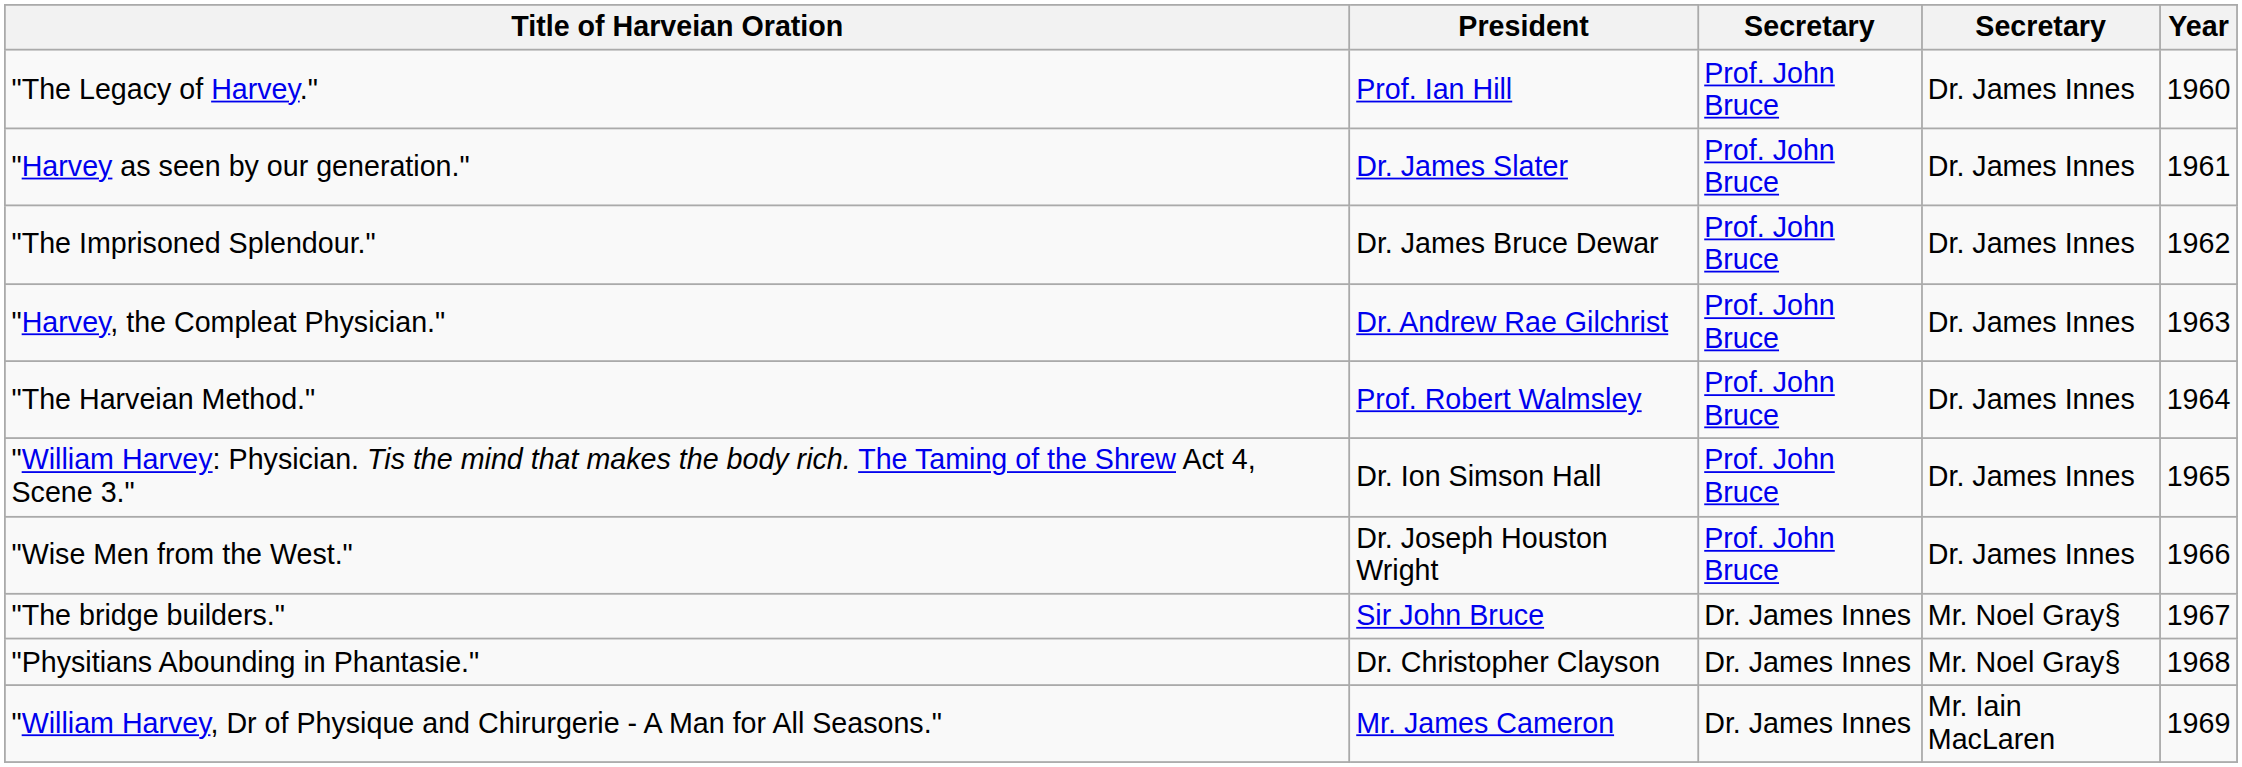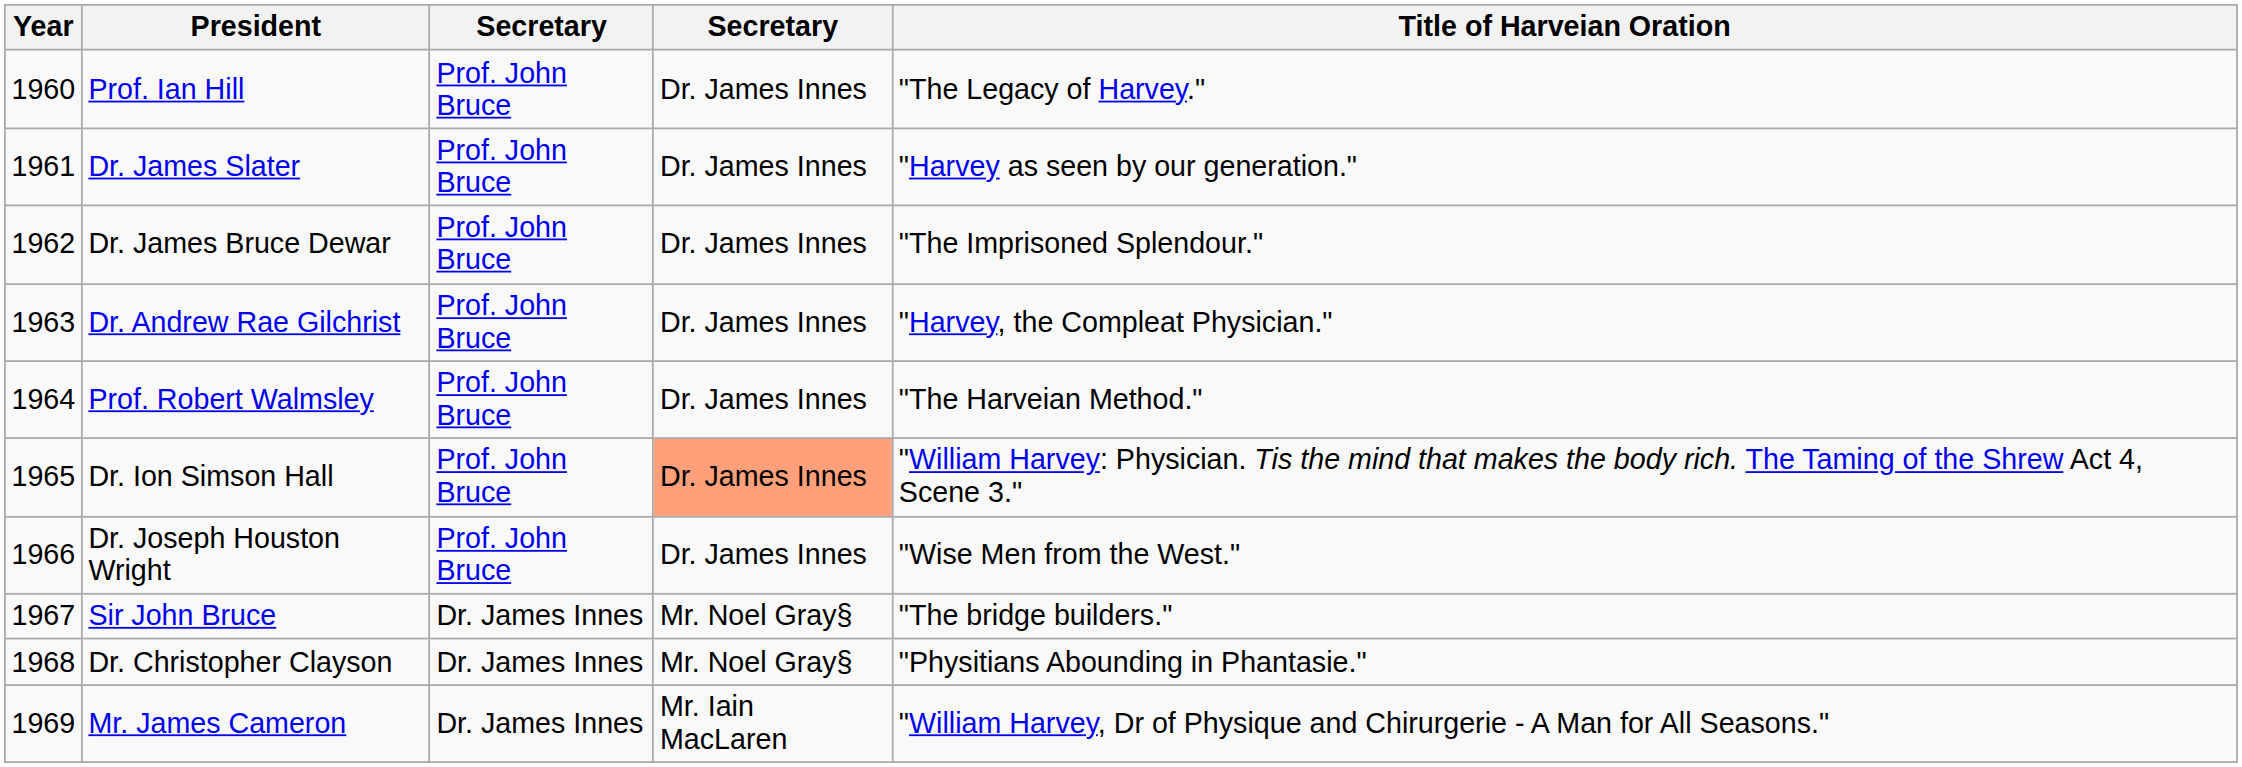columns swapped: (2199, 27) <-> (677, 27)
(2031, 476) no background -> (763, 476) lightsalmon background
